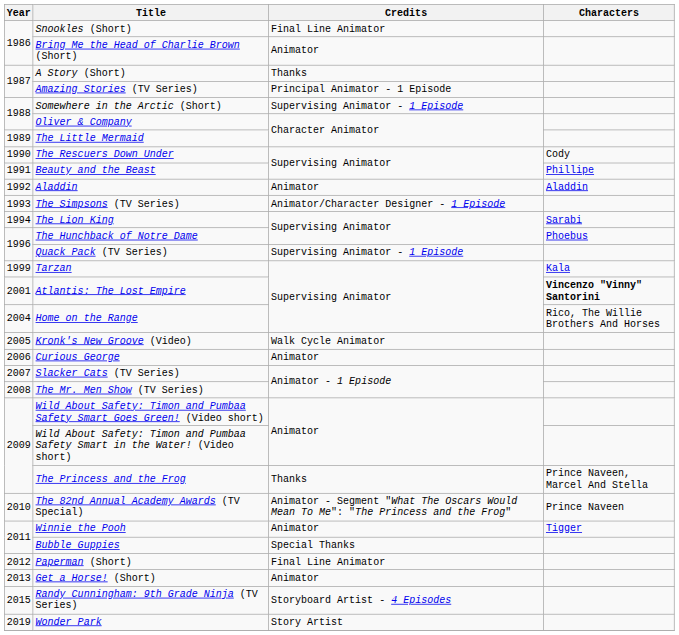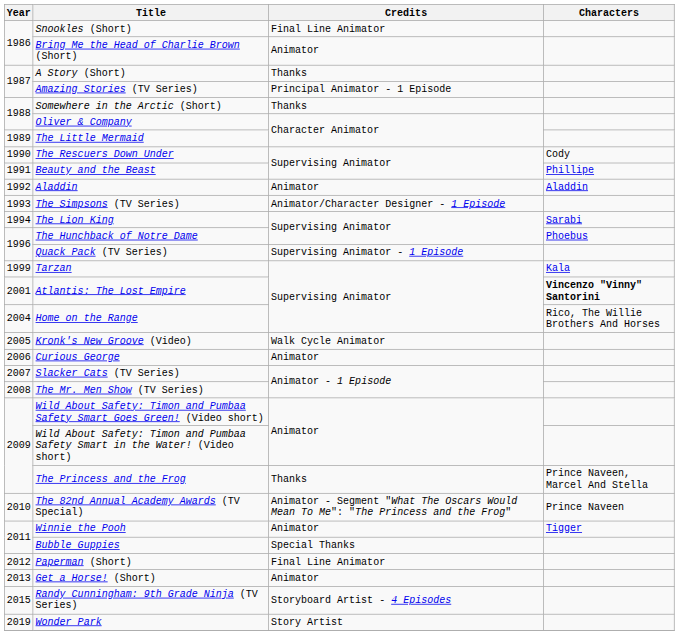(367, 106) Supervising Animator - 1 Episode -> (289, 106) Thanks
